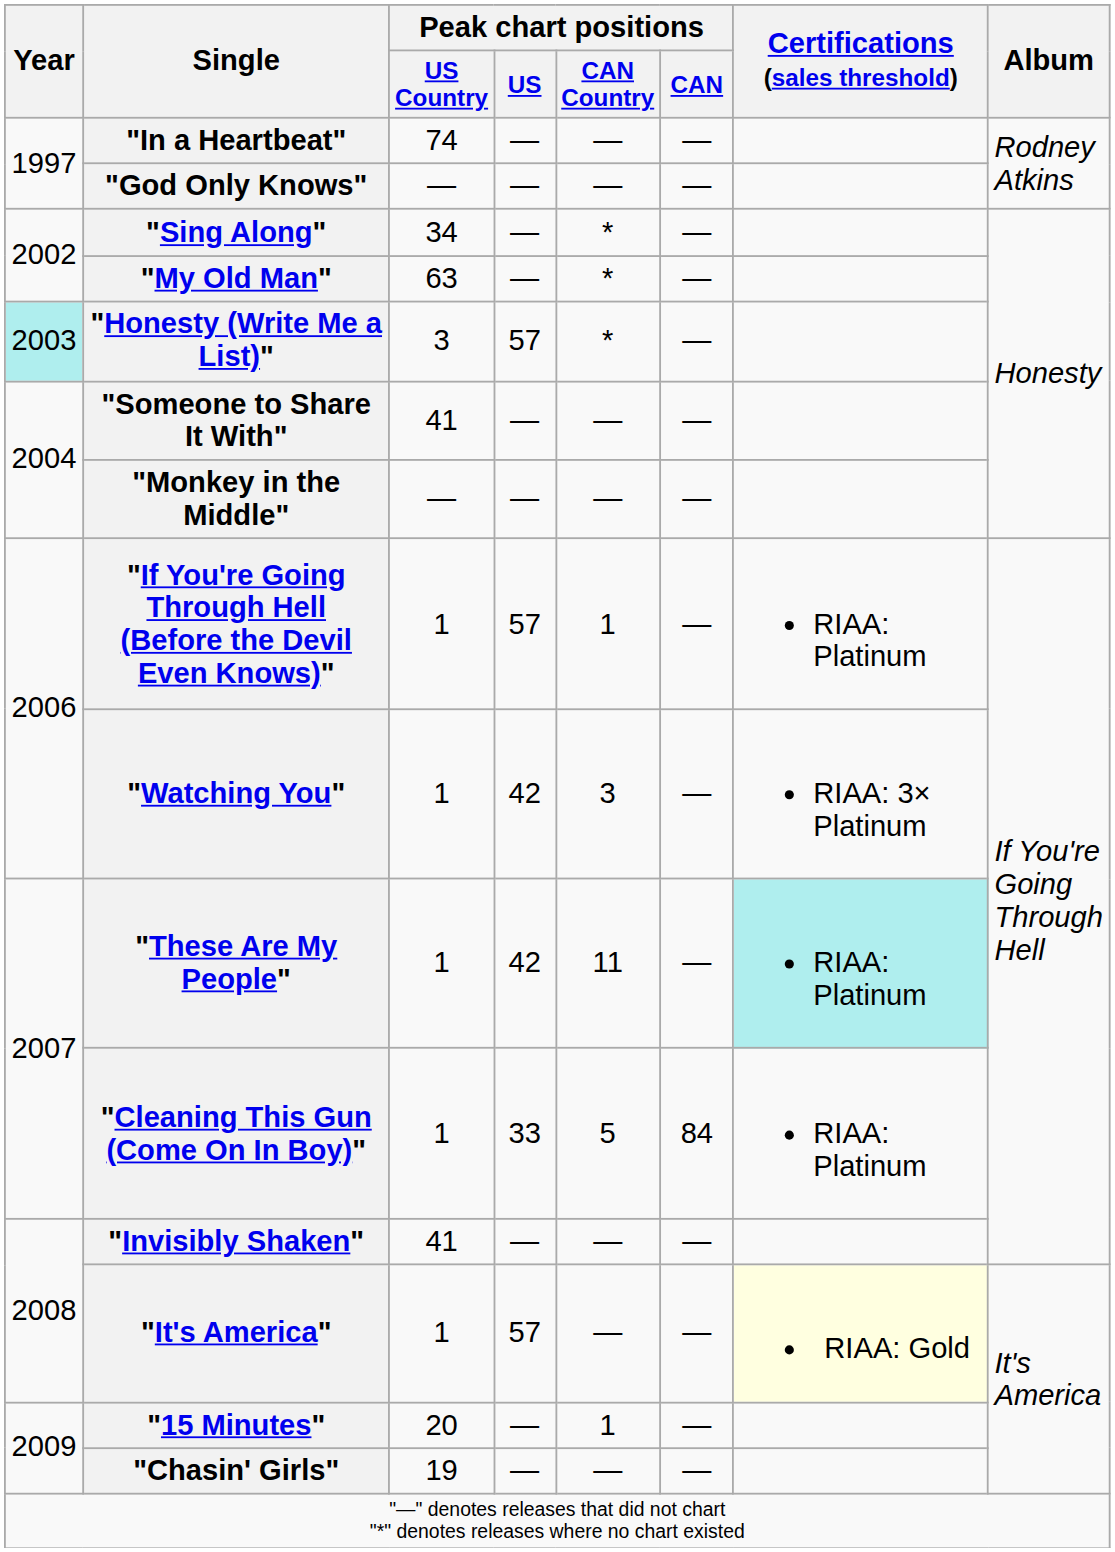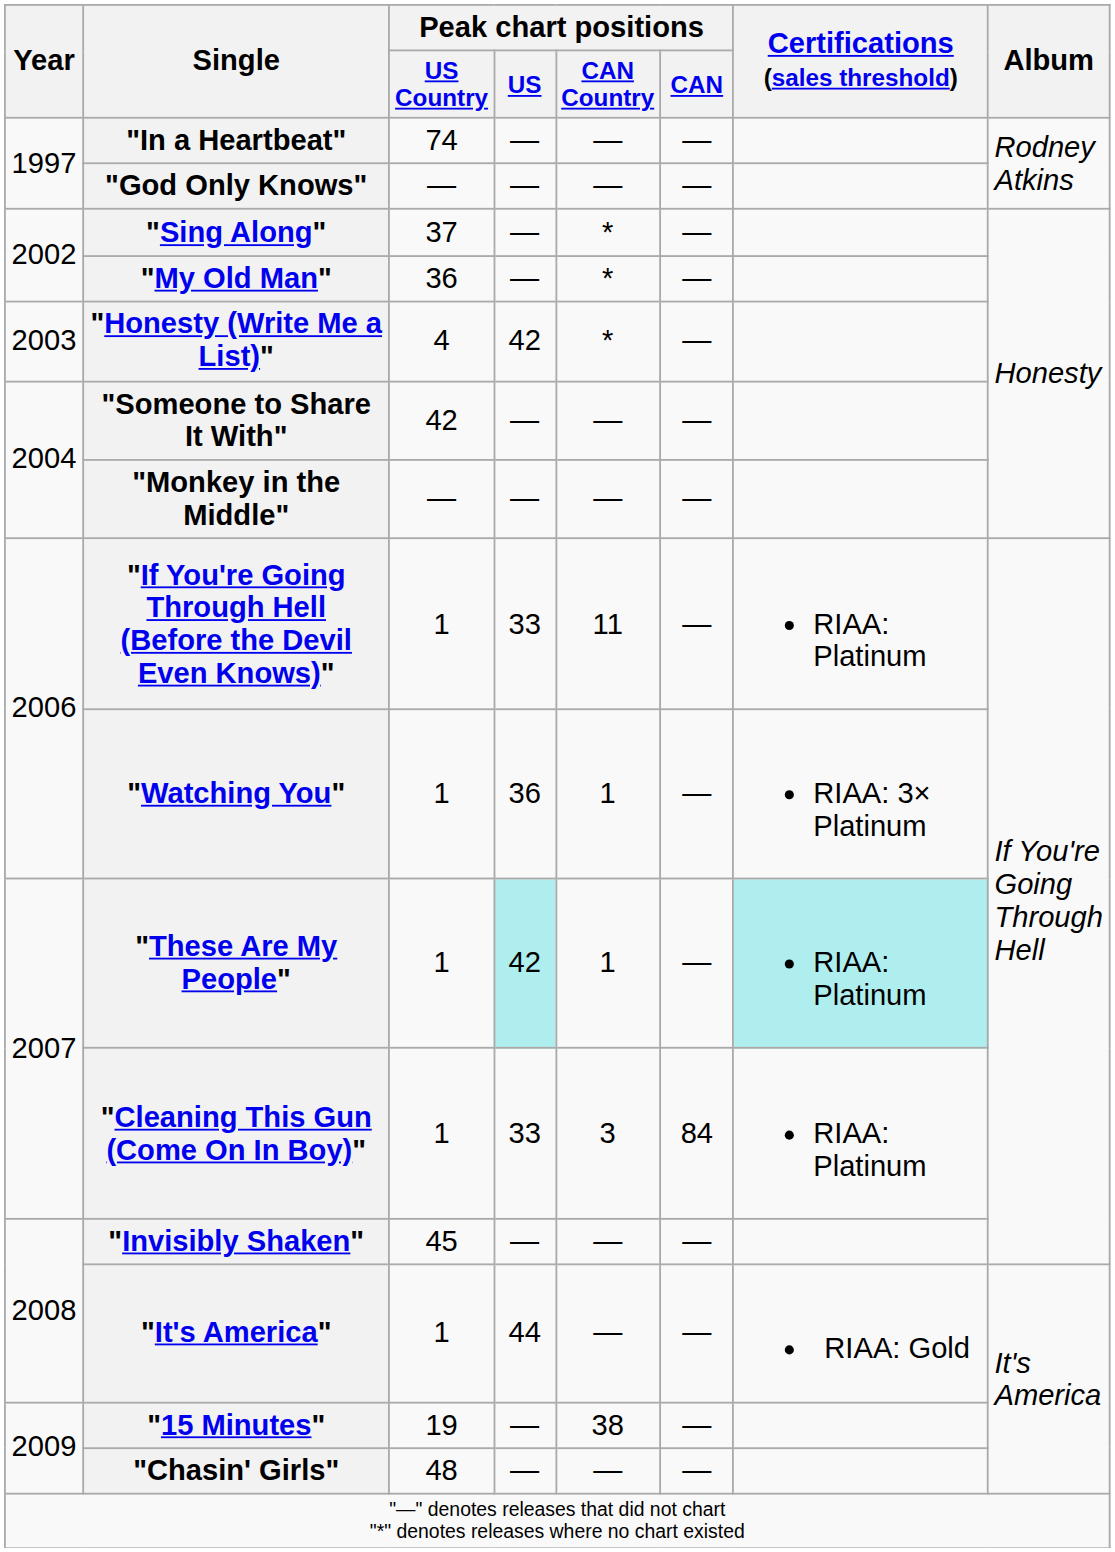(442, 232) 34 -> (442, 232) 37
(442, 278) 63 -> (442, 278) 36
(44, 340) paleturquoise background -> (44, 340) no background
(442, 340) 3 -> (442, 340) 4
(525, 340) 57 -> (525, 340) 42
(442, 419) 41 -> (442, 419) 42
(525, 623) 57 -> (525, 623) 33
(608, 623) 1 -> (608, 623) 11
(525, 793) 42 -> (525, 793) 36
(608, 793) 3 -> (608, 793) 1
(525, 963) no background -> (525, 963) paleturquoise background
(608, 963) 11 -> (608, 963) 1
(608, 1133) 5 -> (608, 1133) 3
(442, 1241) 41 -> (442, 1241) 45
(525, 1332) 57 -> (525, 1332) 44
(861, 1350) lightyellow background -> (861, 1350) no background
(442, 1424) 20 -> (442, 1424) 19
(608, 1424) 1 -> (608, 1424) 38
(442, 1470) 19 -> (442, 1470) 48
